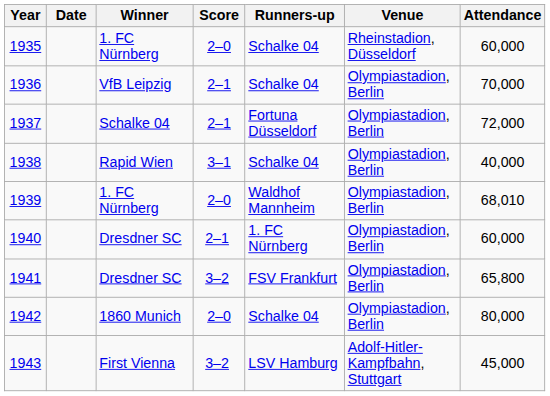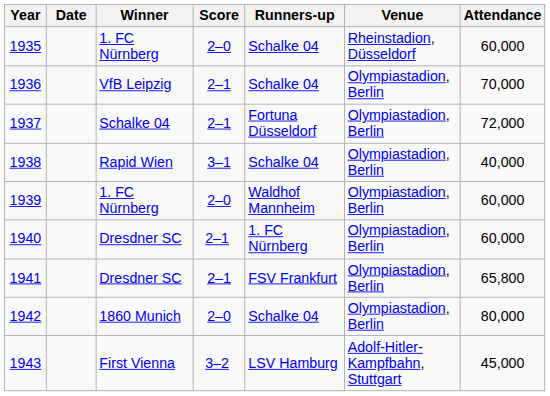(503, 200) 68,010 -> (503, 200) 60,000
(219, 278) 3–2 -> (219, 278) 2–1
